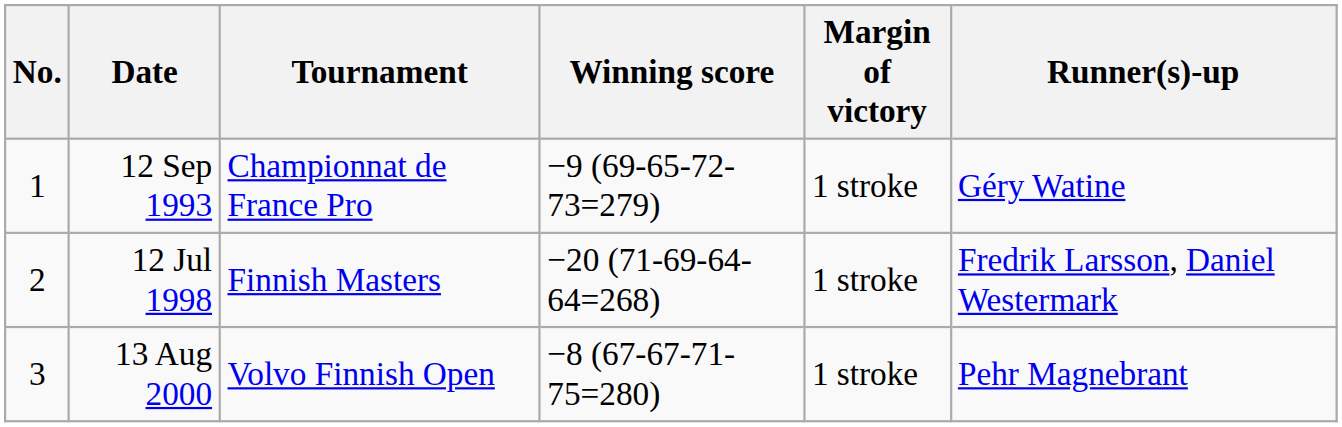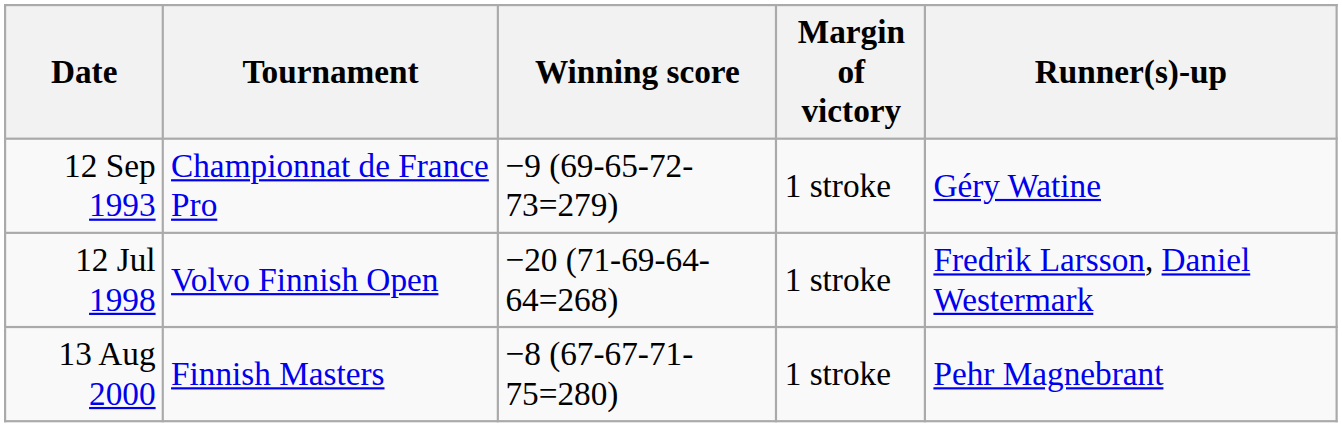- column: (37, 71)
(334, 279) Finnish Masters -> (305, 279) Volvo Finnish Open
(361, 374) Volvo Finnish Open -> (278, 374) Finnish Masters
